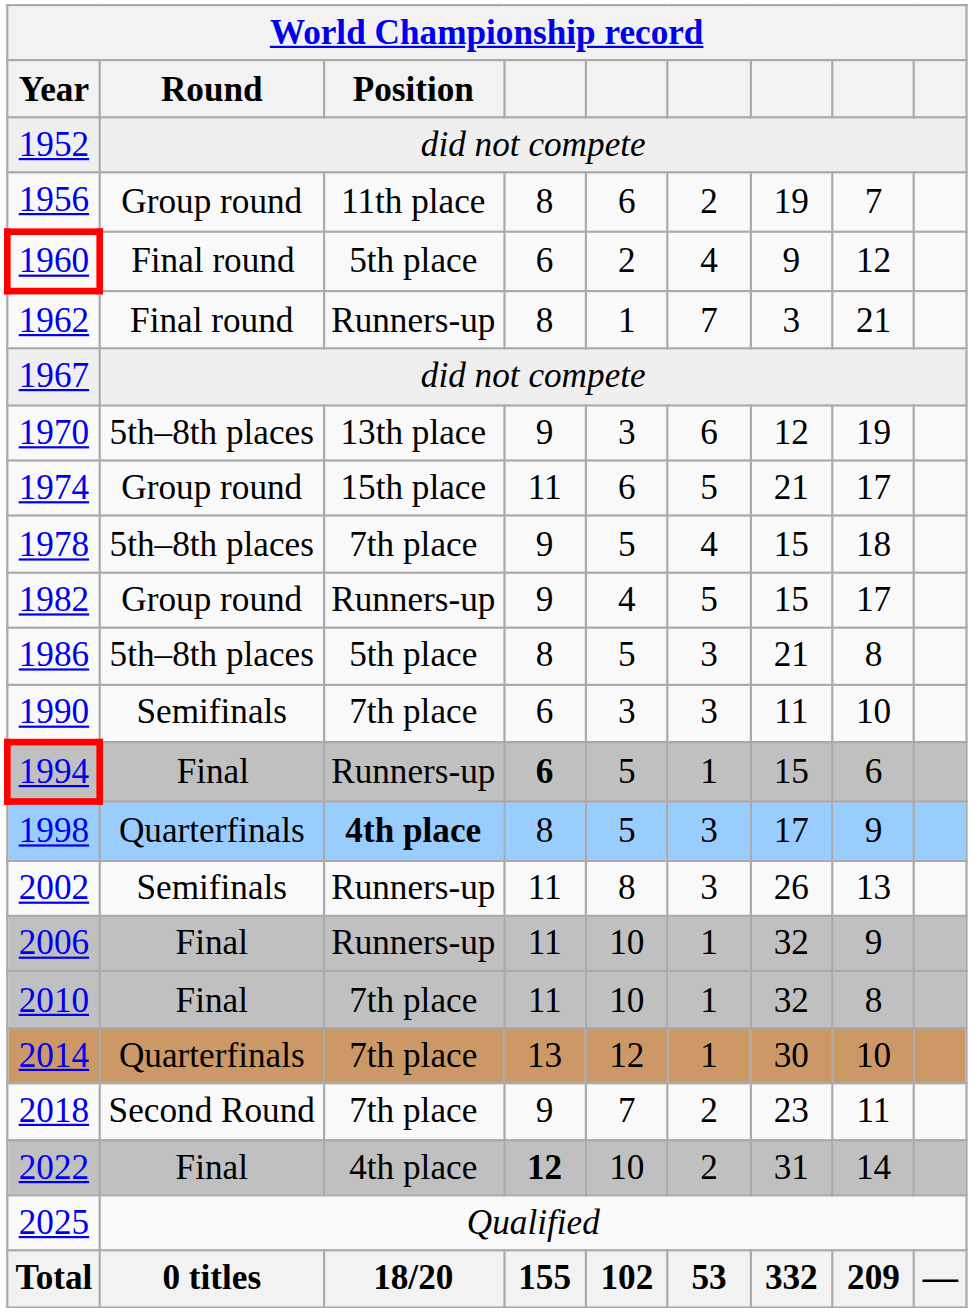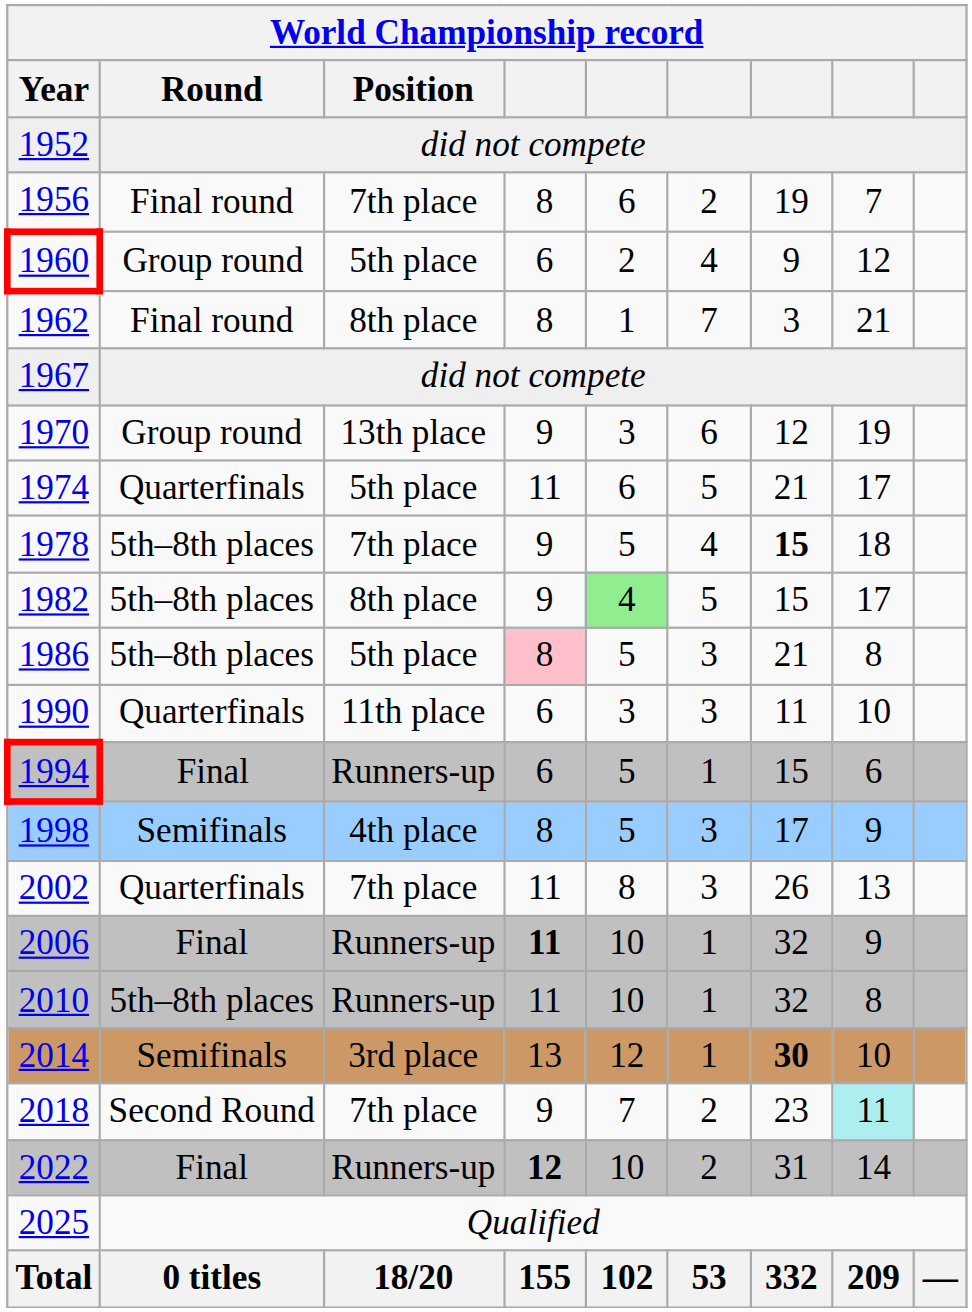(212, 200) Group round -> (212, 200) Final round
(413, 200) 11th place -> (413, 200) 7th place
(213, 260) Final round -> (213, 260) Group round
(413, 319) Runners-up -> (413, 319) 8th place
(212, 431) 5th–8th places -> (212, 431) Group round
(212, 487) Group round -> (212, 487) Quarterfinals
(413, 487) 15th place -> (413, 487) 5th place
(791, 543) normal -> (791, 543) bold
(212, 599) Group round -> (212, 599) 5th–8th places
(413, 599) Runners-up -> (413, 599) 8th place
(627, 599) no background -> (627, 599) lightgreen background
(545, 655) no background -> (545, 655) pink background
(212, 712) Semifinals -> (212, 712) Quarterfinals
(413, 712) 7th place -> (413, 712) 11th place
(545, 771) bold -> (545, 771) normal
(212, 830) Quarterfinals -> (212, 830) Semifinals
(413, 830) bold -> (413, 830) normal
(212, 887) Semifinals -> (212, 887) Quarterfinals
(413, 887) Runners-up -> (413, 887) 7th place
(545, 943) normal -> (545, 943) bold
(212, 999) Final -> (212, 999) 5th–8th places
(413, 999) 7th place -> (413, 999) Runners-up
(212, 1054) Quarterfinals -> (212, 1054) Semifinals
(413, 1054) 7th place -> (413, 1054) 3rd place
(791, 1054) normal -> (791, 1054) bold
(874, 1110) no background -> (874, 1110) paleturquoise background
(413, 1166) 4th place -> (413, 1166) Runners-up
